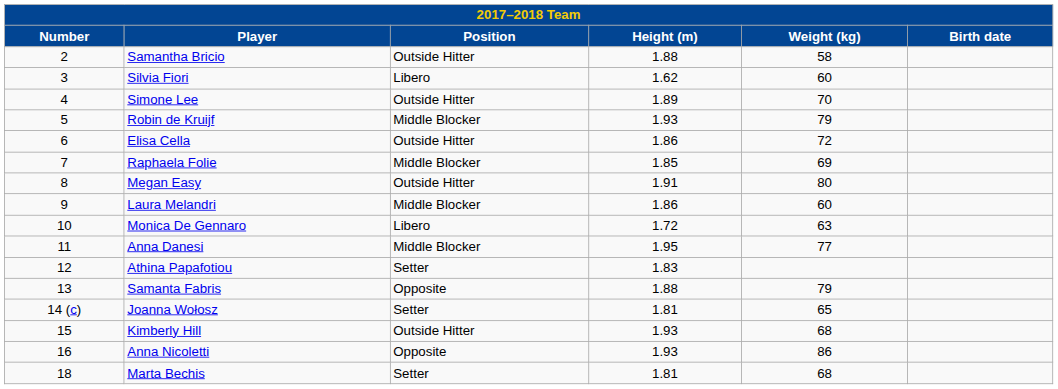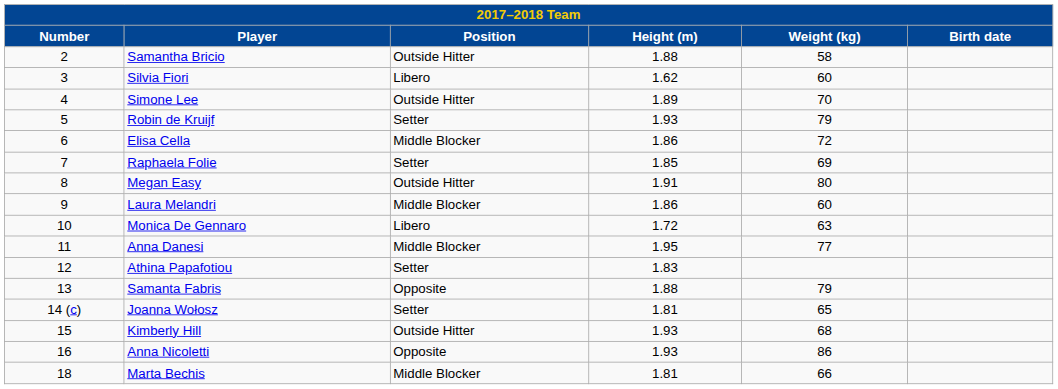(437, 120) Middle Blocker -> (411, 120) Setter
(434, 141) Outside Hitter -> (437, 141) Middle Blocker
(437, 162) Middle Blocker -> (411, 162) Setter
(411, 373) Setter -> (437, 373) Middle Blocker
(825, 373) 68 -> (825, 373) 66
